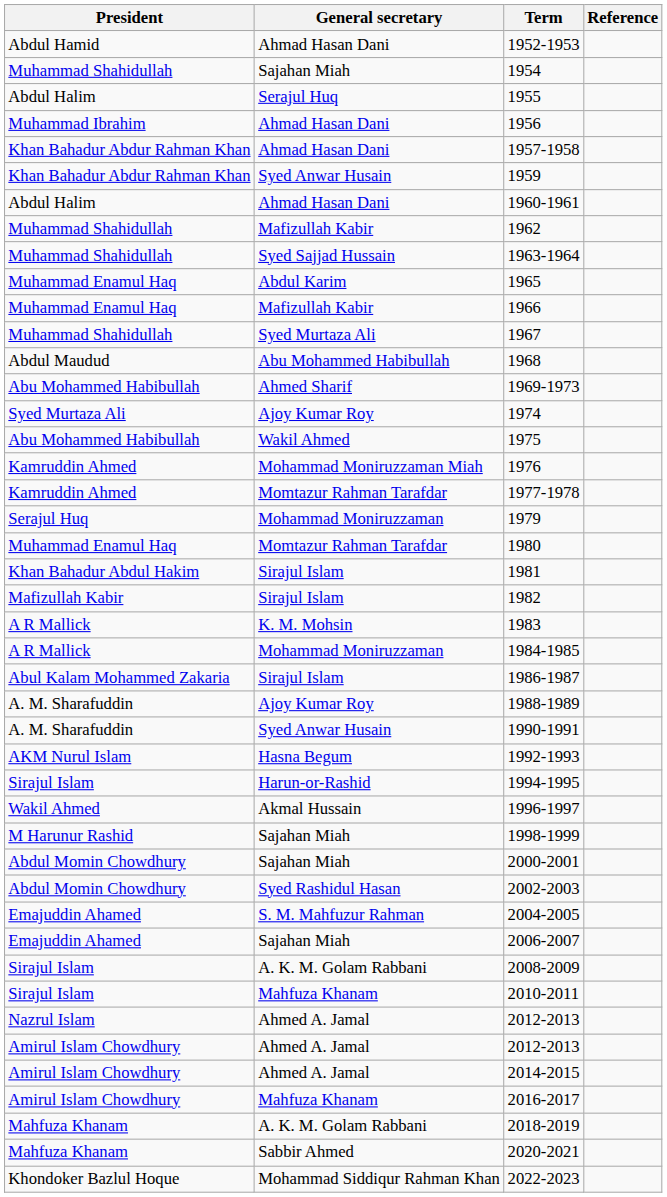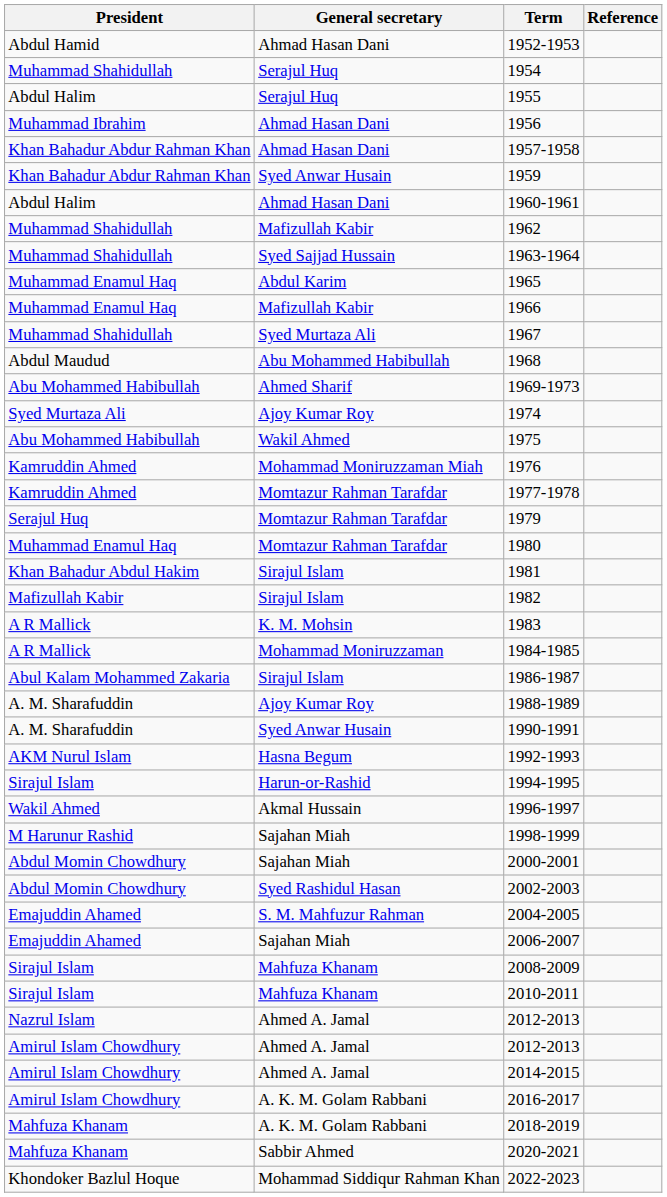(304, 70) Sajahan Miah -> (298, 70) Serajul Huq
(351, 519) Mohammad Moniruzzaman -> (353, 519) Momtazur Rahman Tarafdar
(343, 967) A. K. M. Golam Rabbani -> (318, 967) Mahfuza Khanam
(318, 1099) Mahfuza Khanam -> (343, 1099) A. K. M. Golam Rabbani
